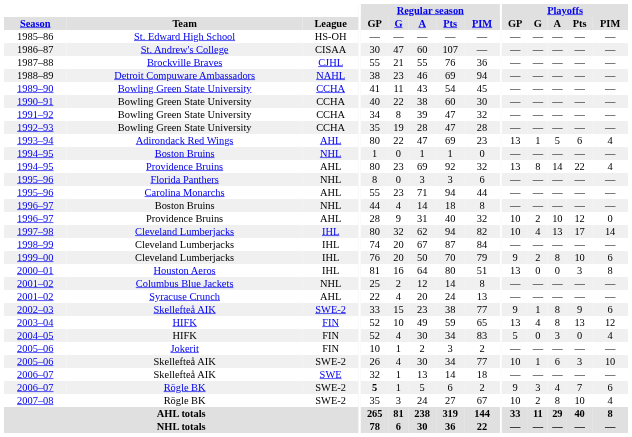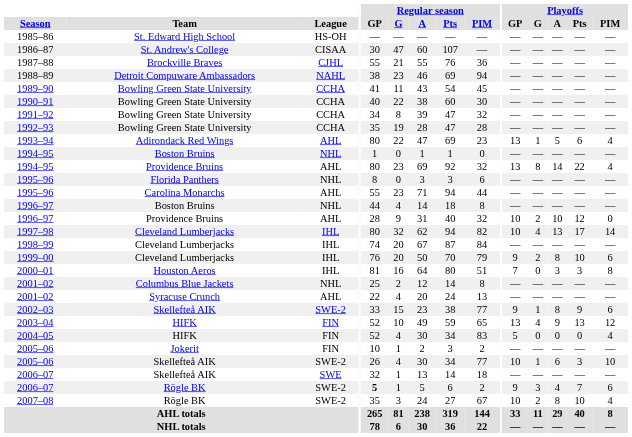(515, 270) 13 -> (515, 270) 7
(557, 270) 0 -> (557, 270) 3
(557, 322) 8 -> (557, 322) 9
(557, 335) 3 -> (557, 335) 0
